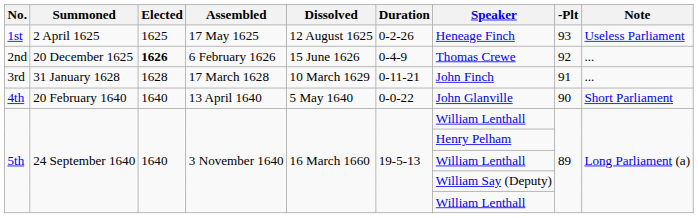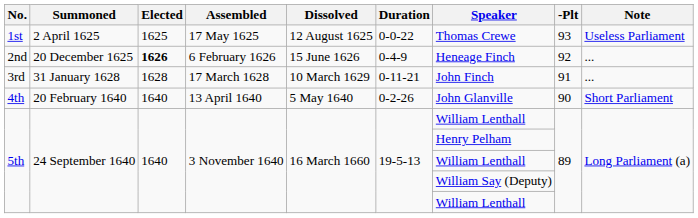(396, 35) 0-2-26 -> (396, 35) 0-0-22
(475, 35) Heneage Finch -> (476, 35) Thomas Crewe
(476, 56) Thomas Crewe -> (475, 56) Heneage Finch
(396, 98) 0-0-22 -> (396, 98) 0-2-26
